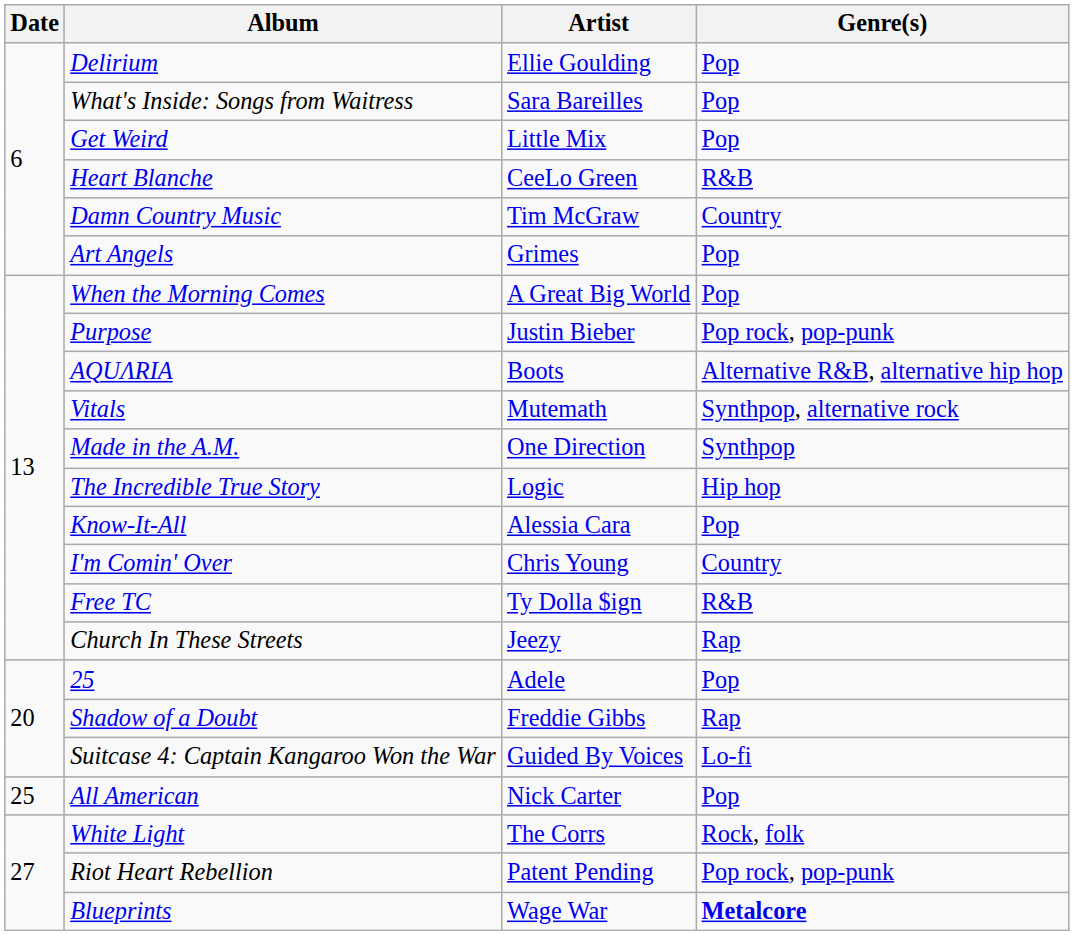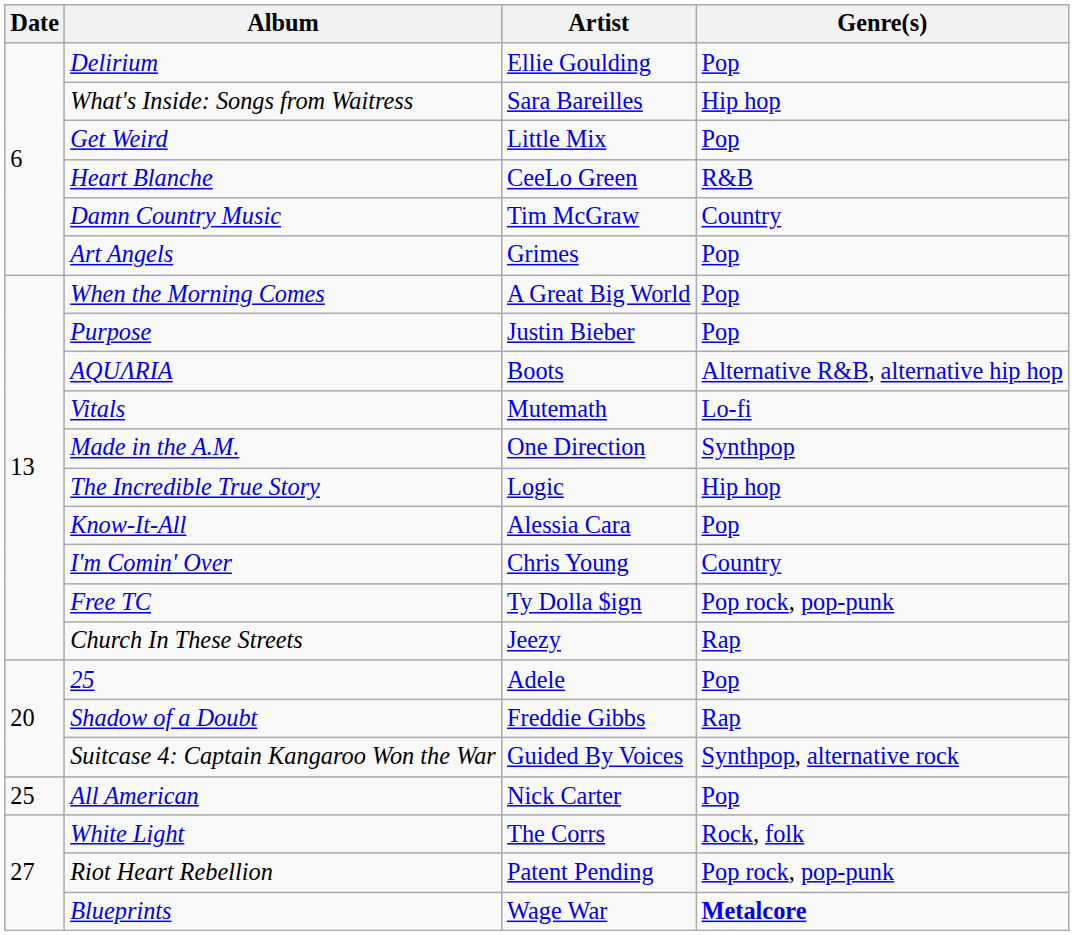(721, 100) Pop -> (741, 100) Hip hop
(798, 332) Pop rock, pop-punk -> (721, 332) Pop
(830, 409) Synthpop, alternative rock -> (727, 409) Lo-fi
(727, 602) R&B -> (798, 602) Pop rock, pop-punk
(727, 756) Lo-fi -> (830, 756) Synthpop, alternative rock
